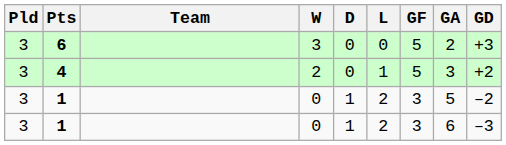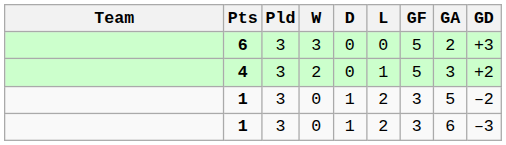columns swapped: (190, 18) <-> (24, 18)
